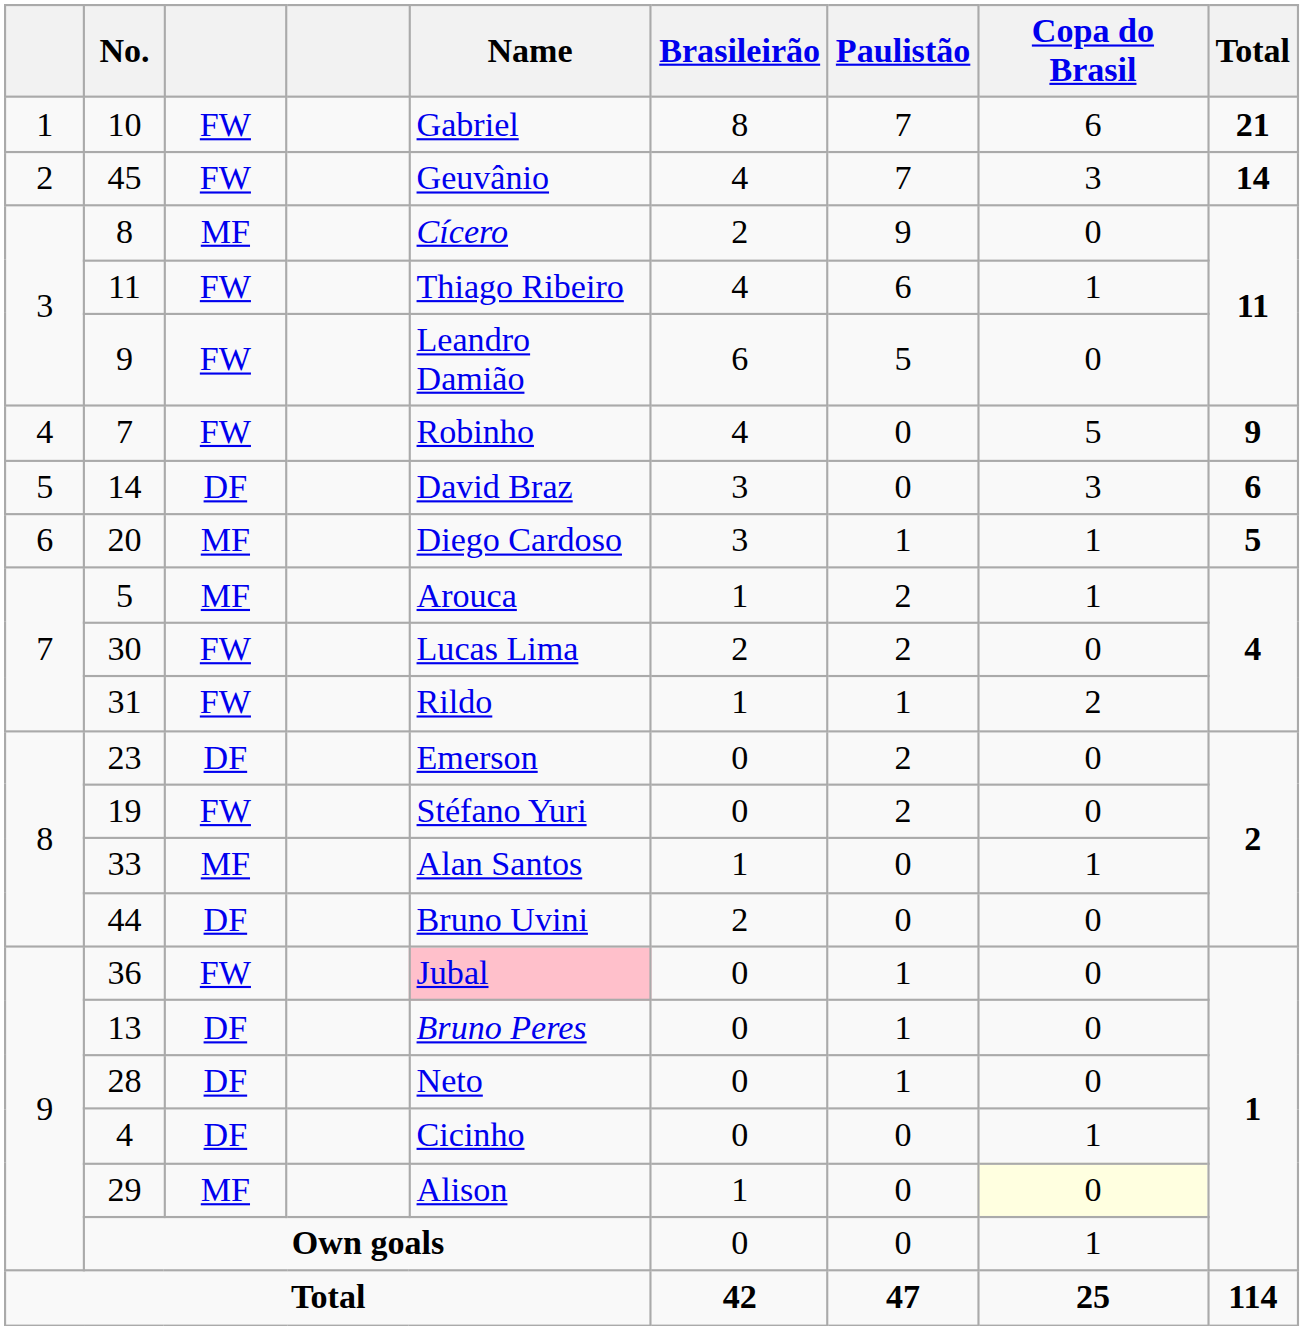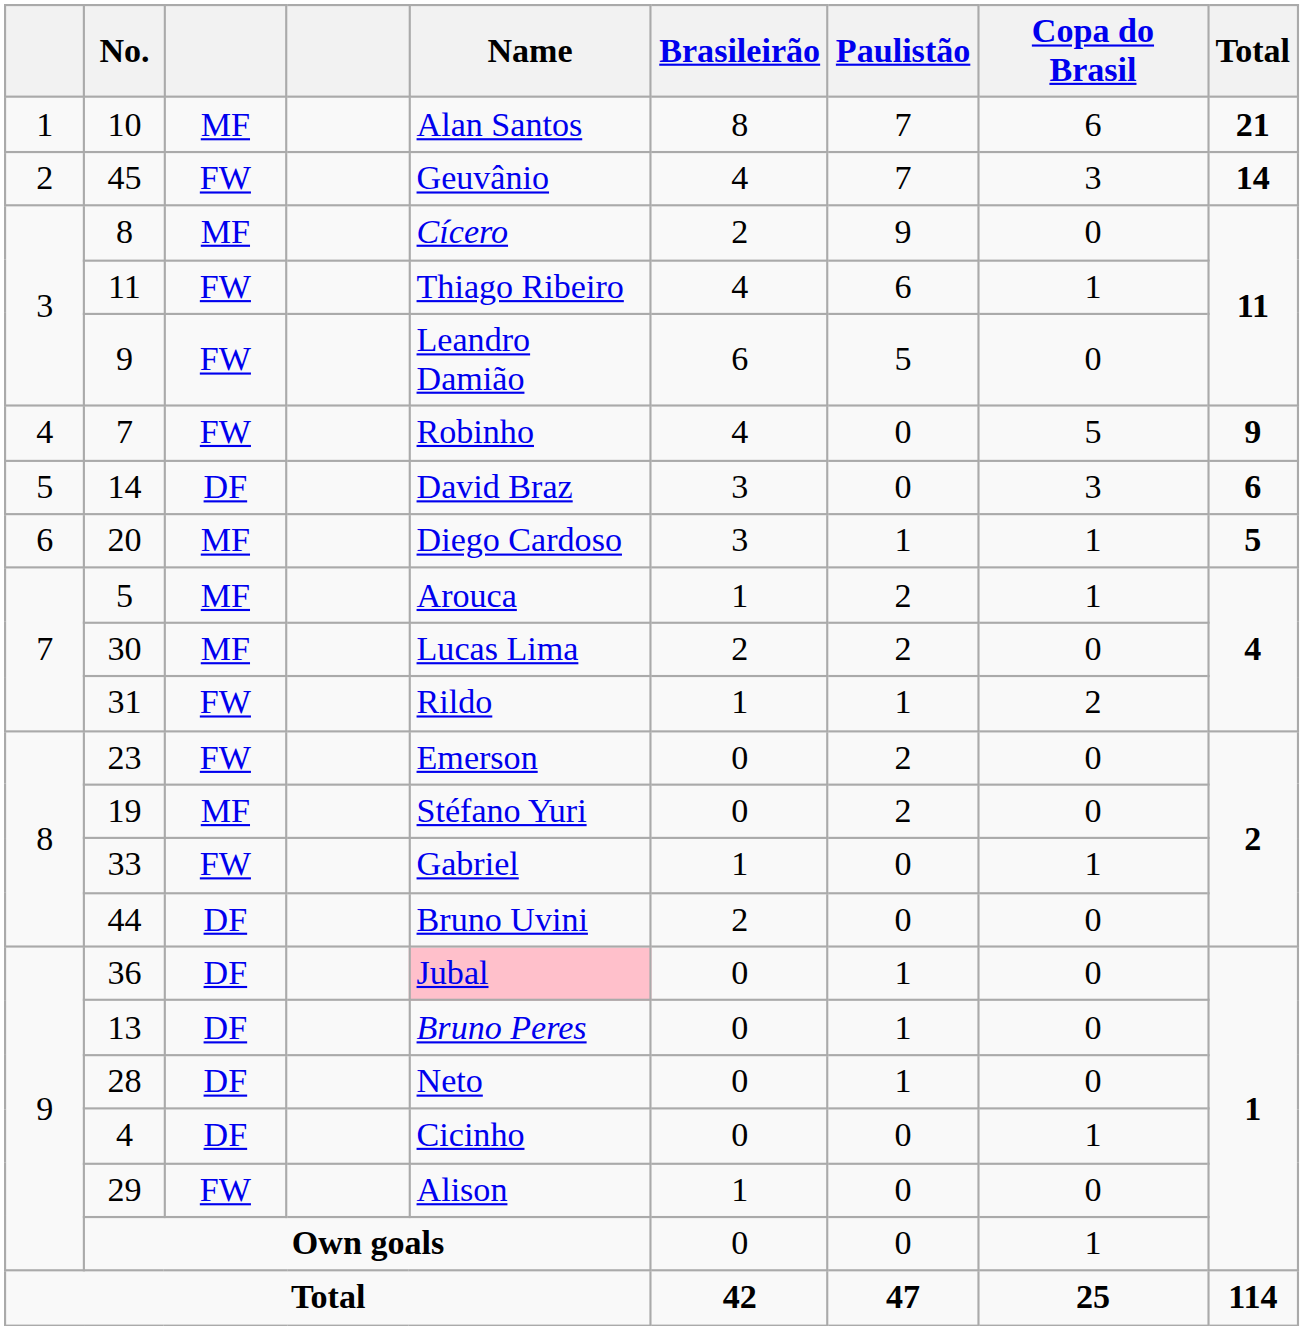(225, 123) FW -> (225, 123) MF
(468, 123) Gabriel -> (499, 123) Alan Santos
(225, 648) FW -> (225, 648) MF
(225, 756) DF -> (225, 756) FW
(225, 810) FW -> (225, 810) MF
(225, 864) MF -> (225, 864) FW
(499, 864) Alan Santos -> (468, 864) Gabriel
(225, 972) FW -> (225, 972) DF
(225, 1189) MF -> (225, 1189) FW
(1093, 1189) lightyellow background -> (1093, 1189) no background
